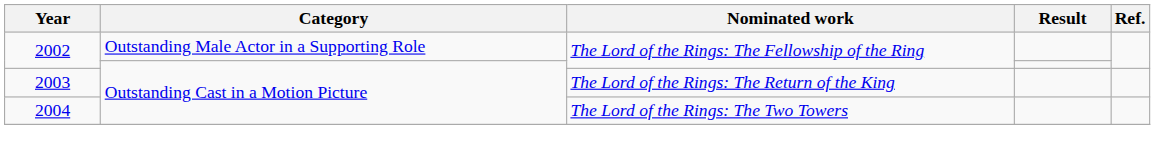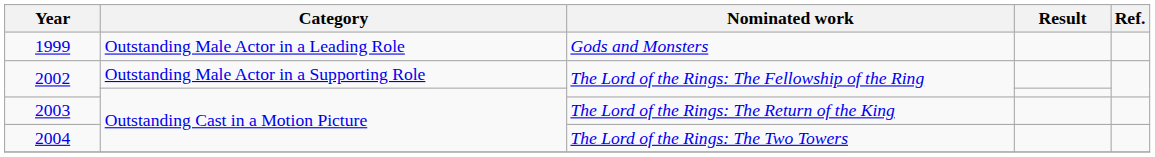+ row: (53, 46)
